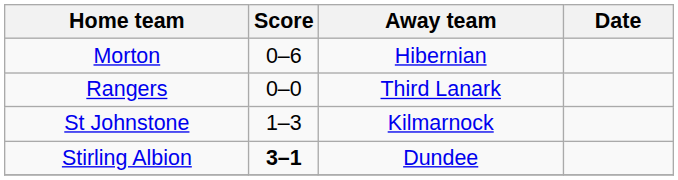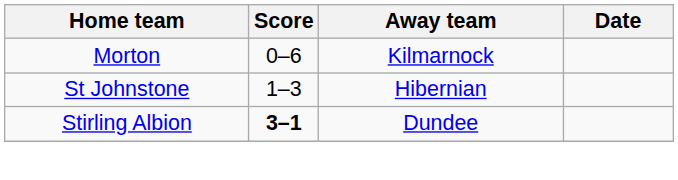(441, 55) Hibernian -> (441, 55) Kilmarnock
- row: (127, 89)
(441, 123) Kilmarnock -> (441, 89) Hibernian
